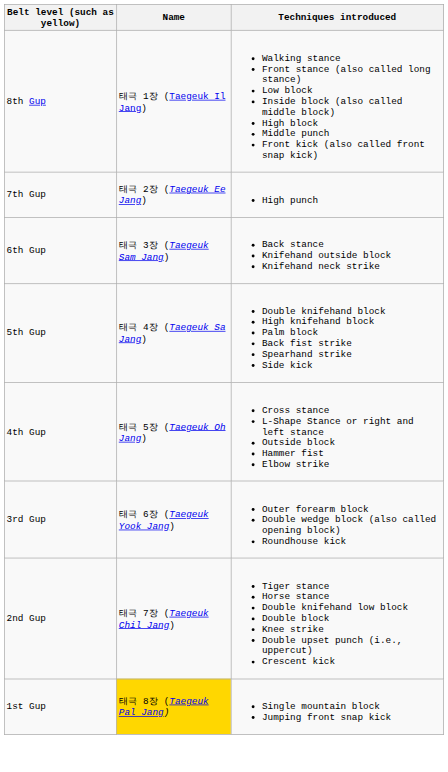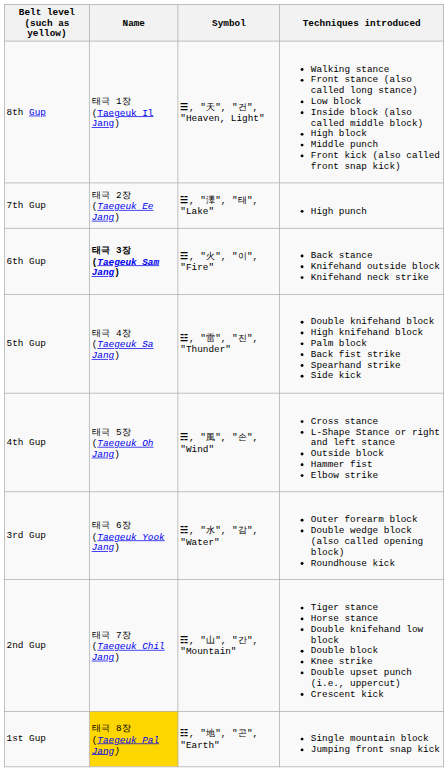+ column: (229, 23)
(164, 251) normal -> (125, 262) bold
